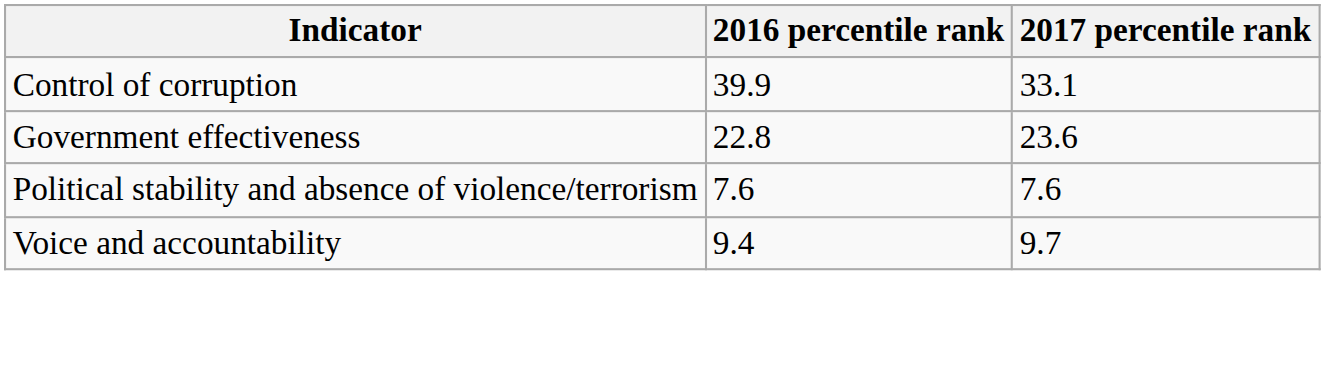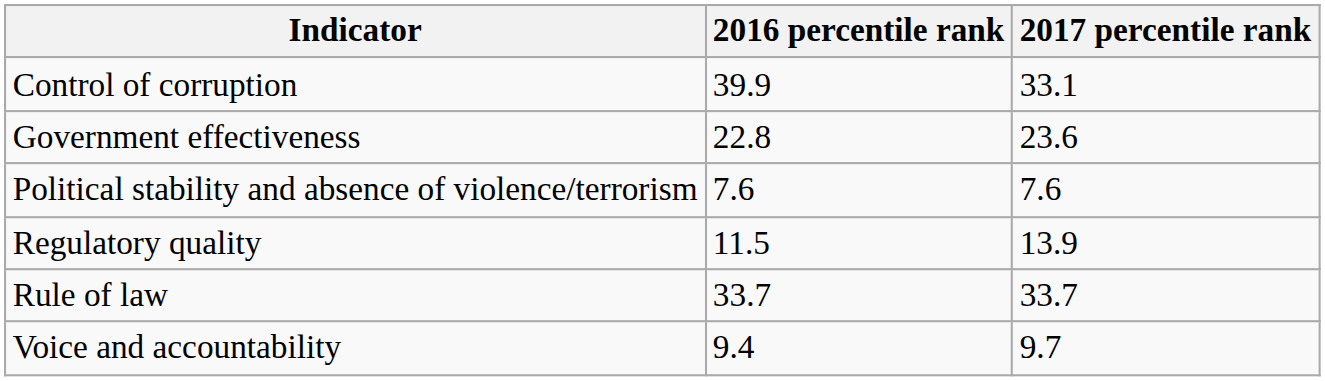+ row: (137, 242)
+ row: (90, 294)
